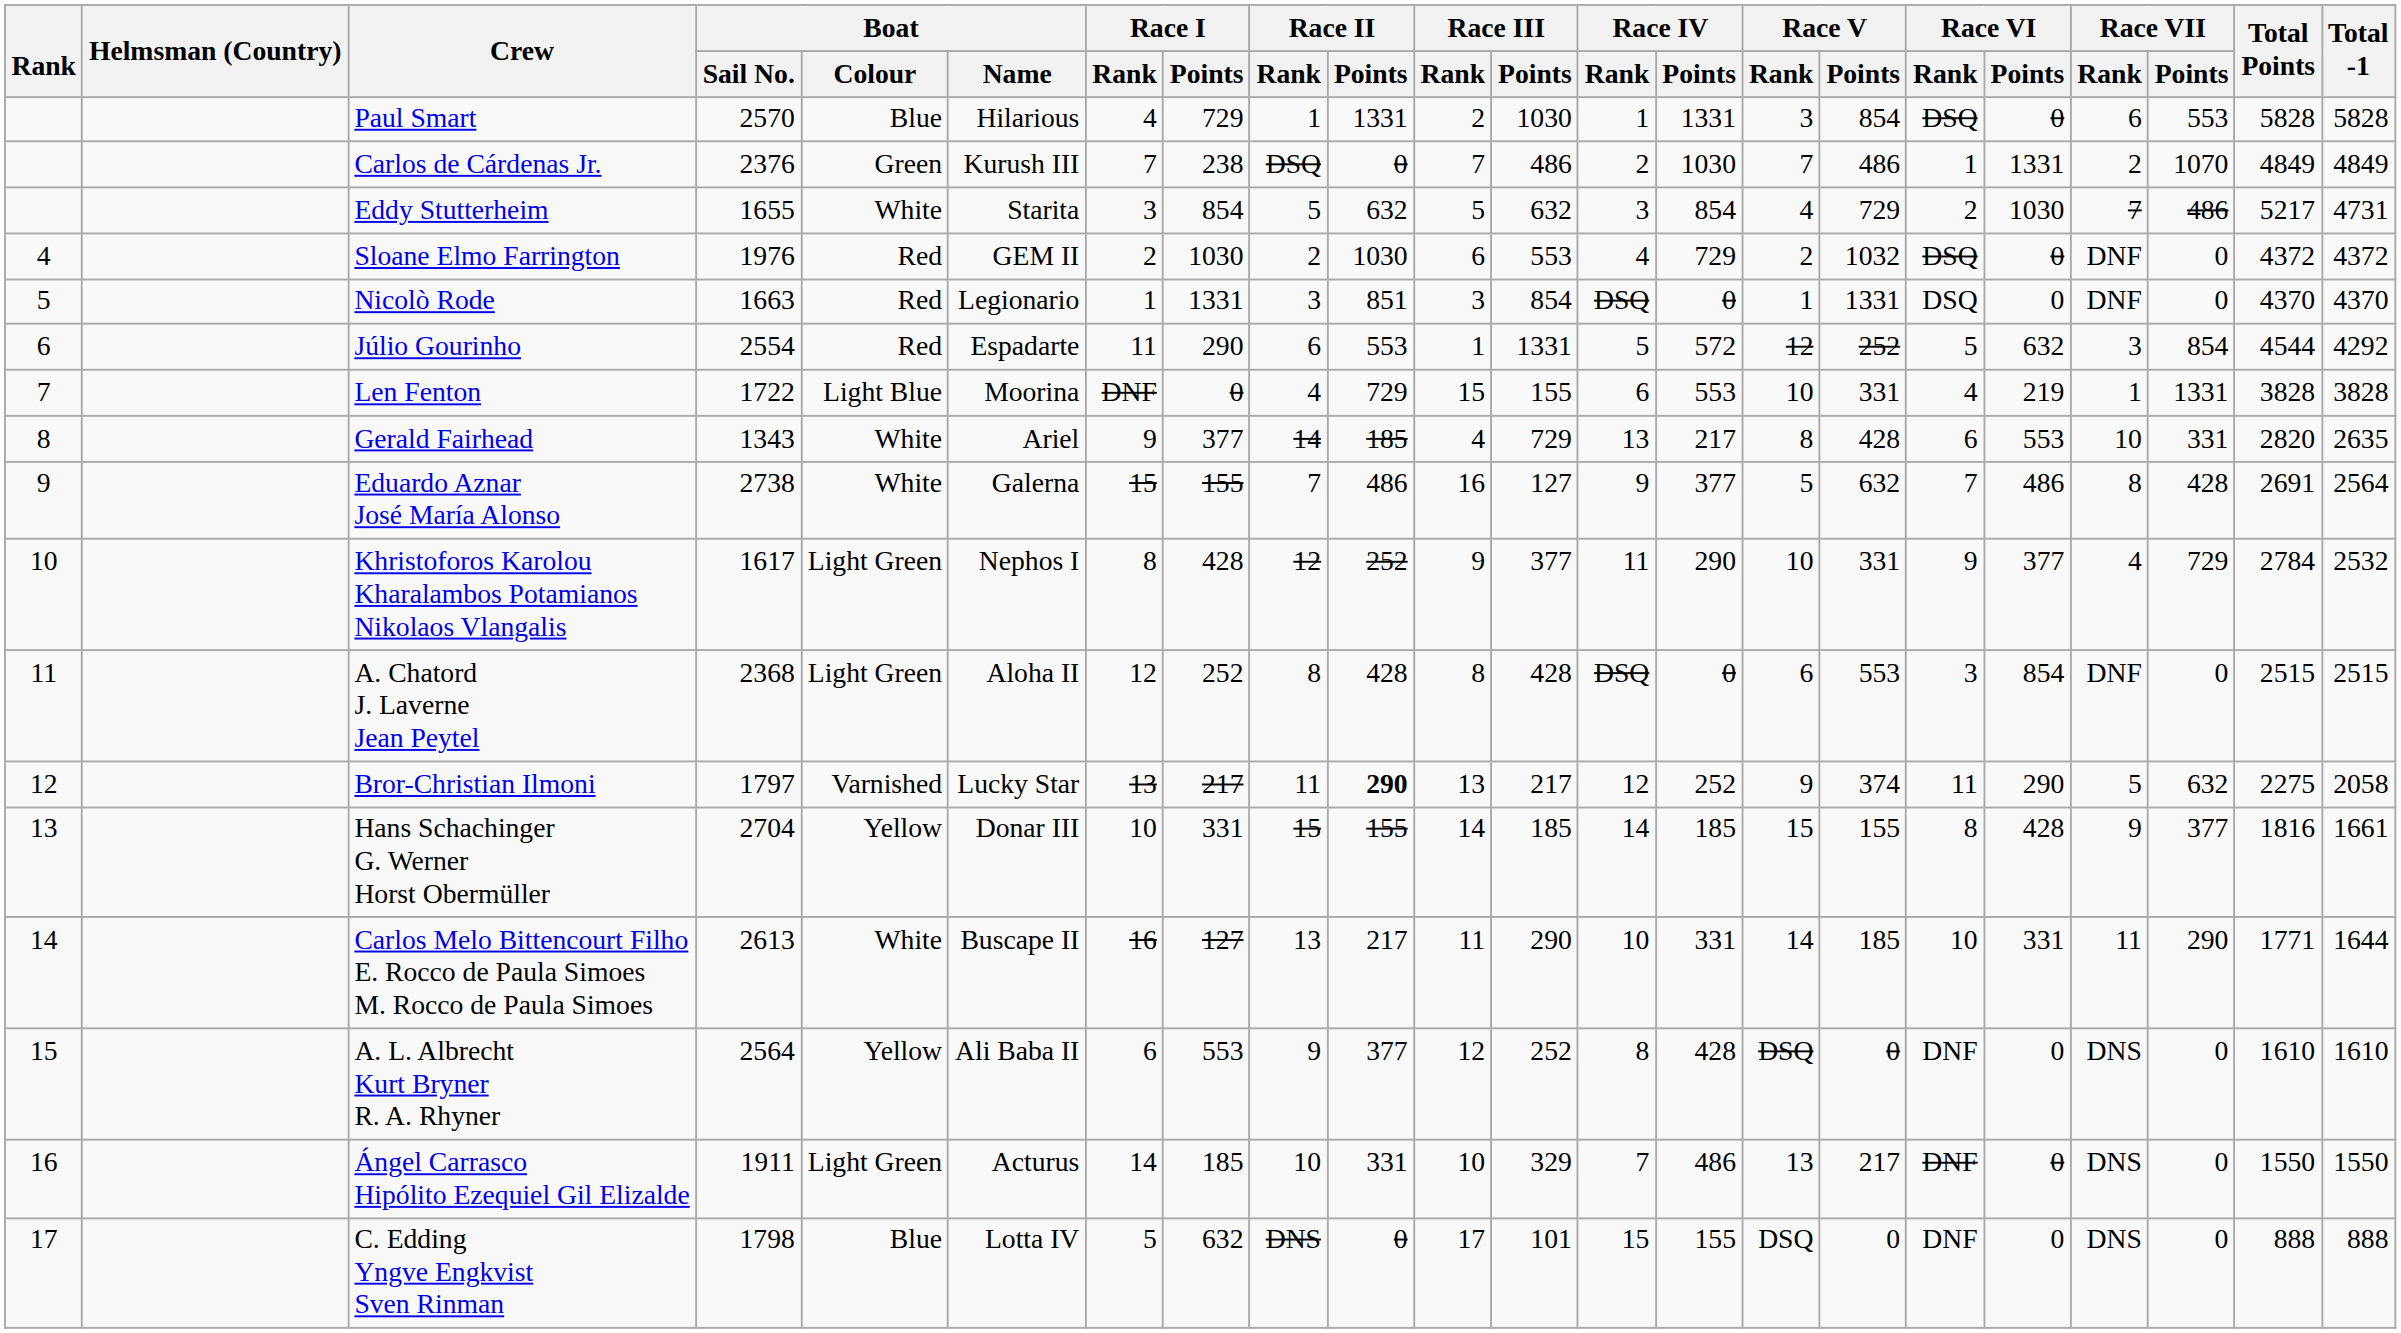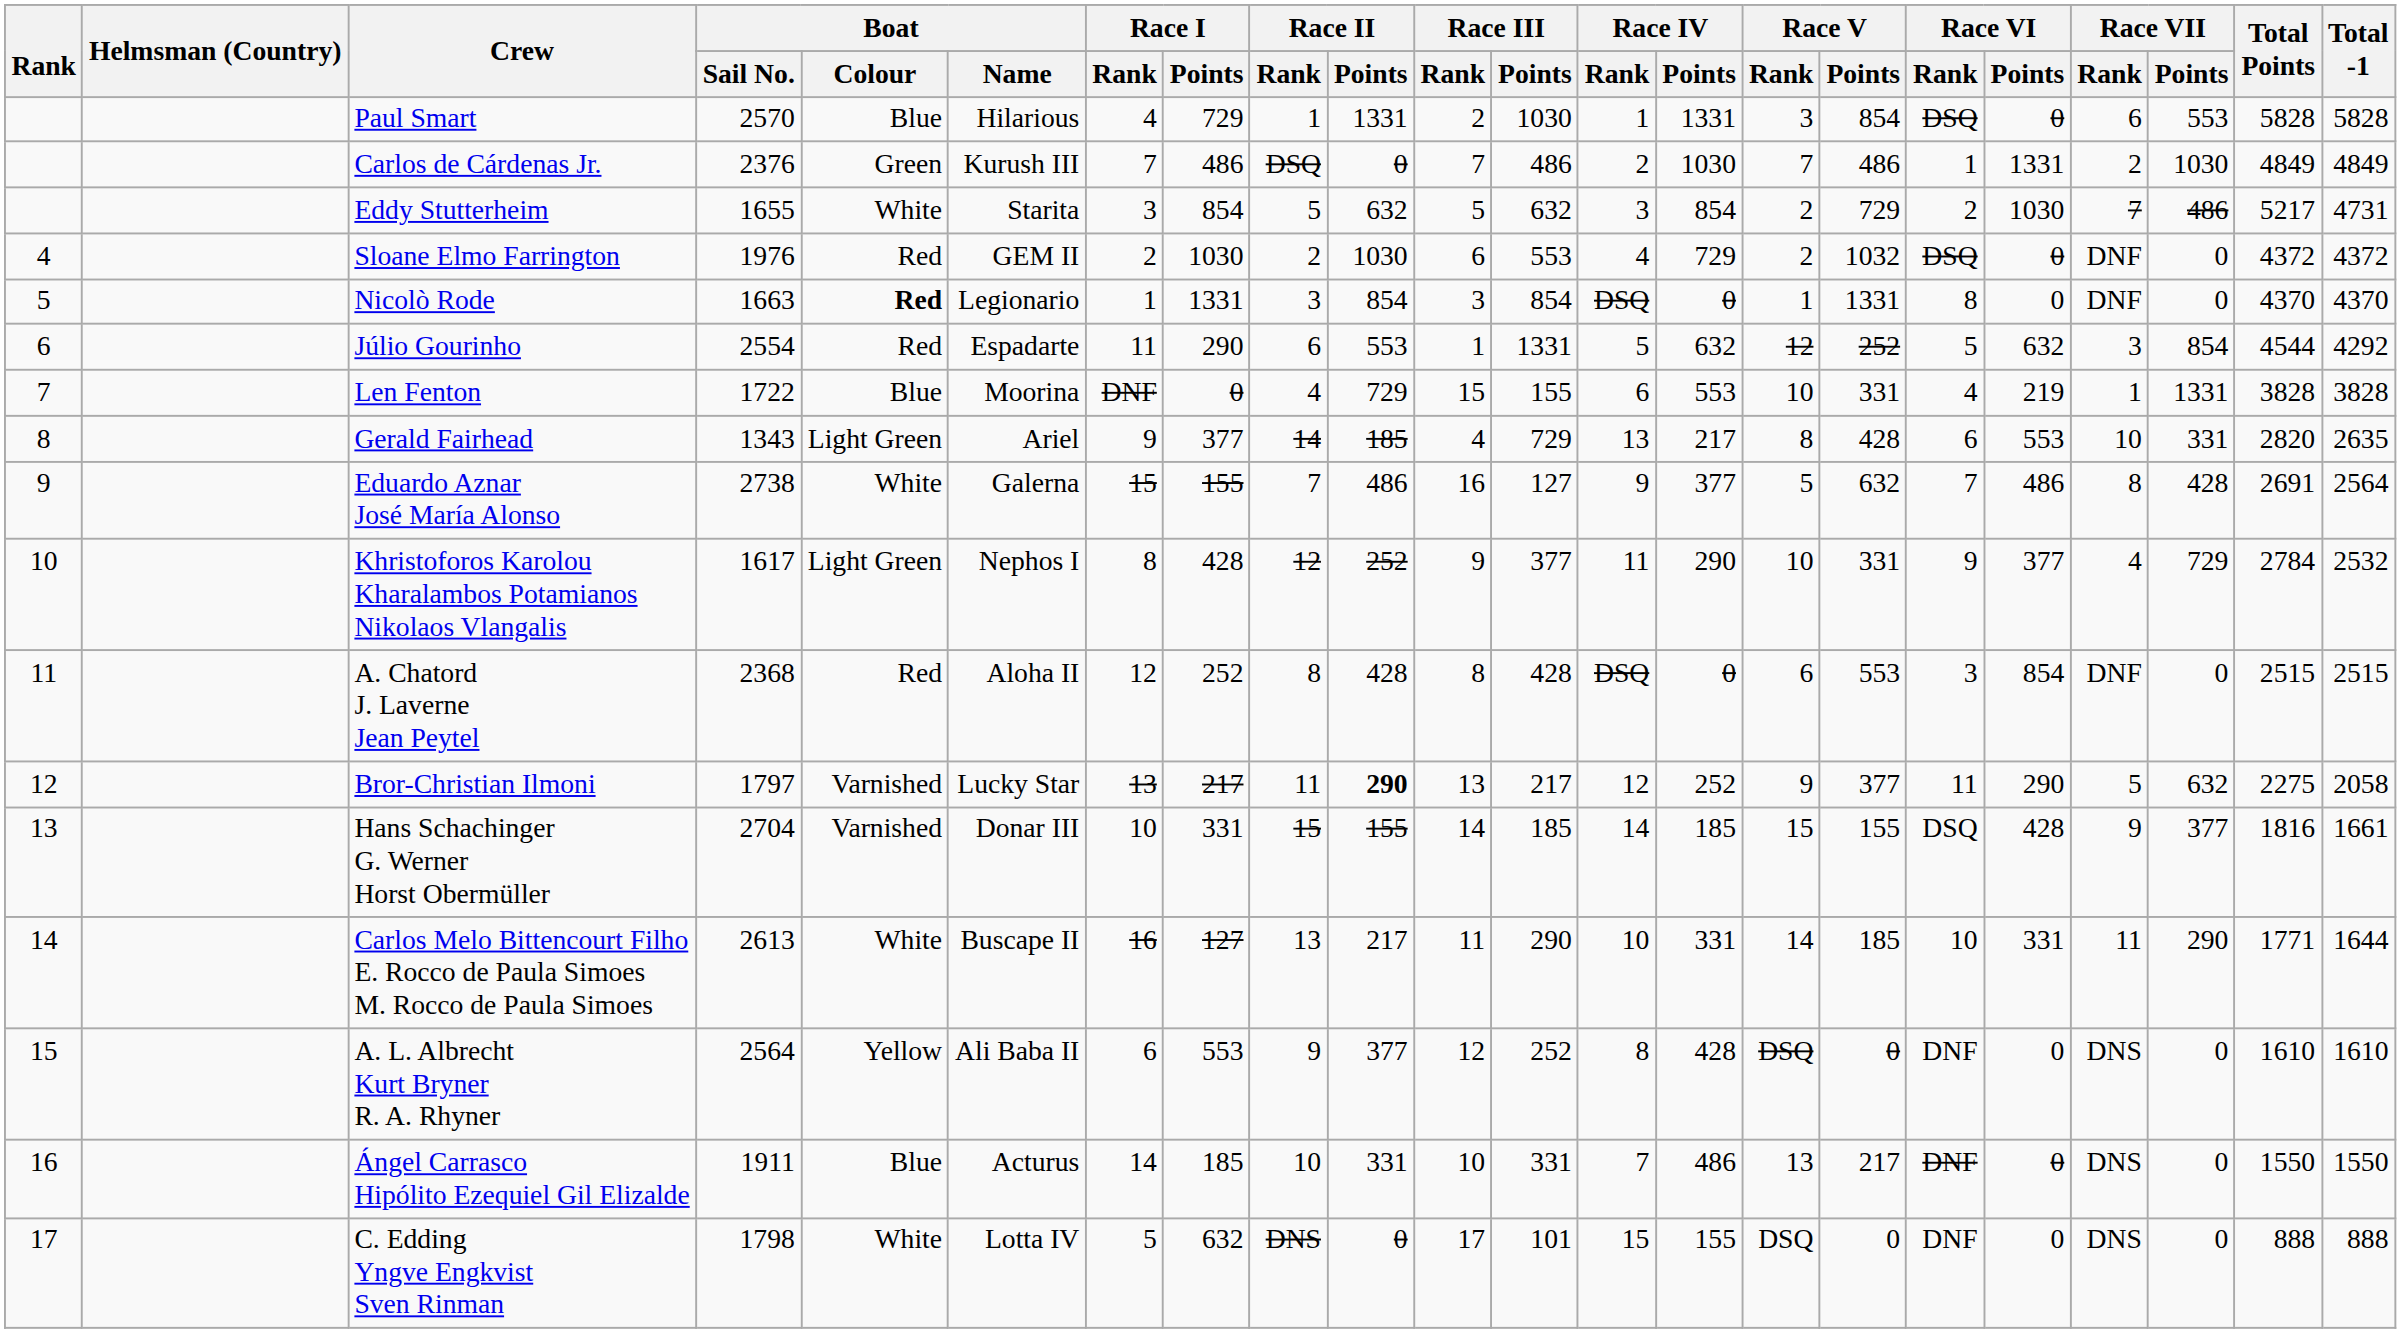(1223, 164) 238 -> (1223, 164) 486
(2201, 164) 1070 -> (2201, 164) 1030
(1807, 210) 4 -> (1807, 210) 2
(920, 301) normal -> (918, 301) bold
(1387, 301) 851 -> (1387, 301) 854
(1950, 301) DSQ -> (1971, 301) 8
(1715, 346) 572 -> (1715, 346) 632
(883, 392) Light Blue -> (916, 392) Blue
(908, 438) White -> (875, 438) Light Green
(875, 672) Light Green -> (920, 672) Red
(1879, 783) 374 -> (1879, 783) 377
(903, 829) Yellow -> (887, 829) Varnished
(1971, 829) 8 -> (1950, 829) DSQ
(875, 1161) Light Green -> (916, 1161) Blue
(1551, 1161) 329 -> (1551, 1161) 331
(916, 1240) Blue -> (908, 1240) White
